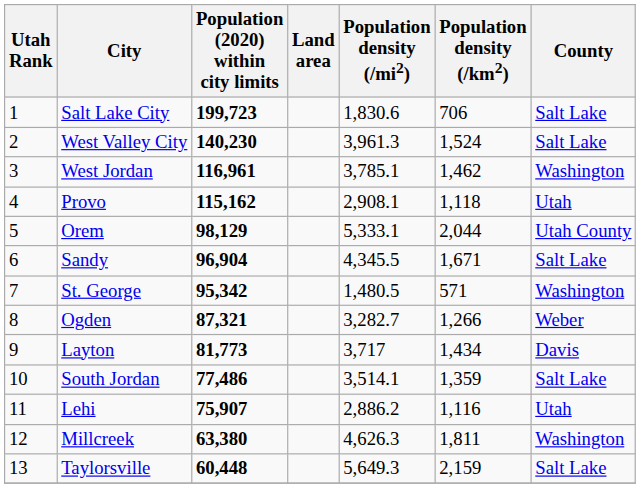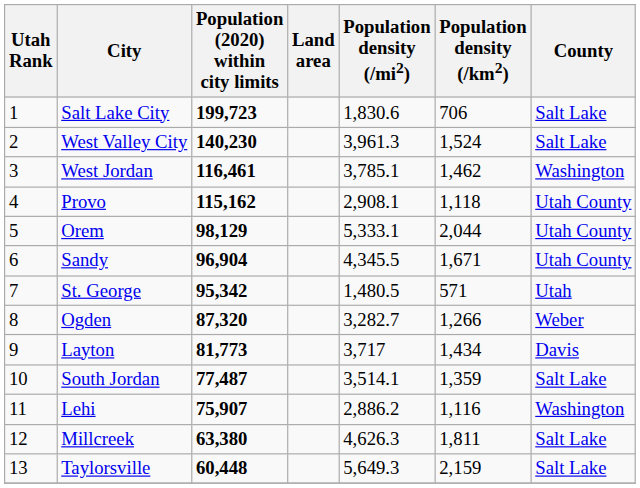(226, 171) 116,961 -> (226, 171) 116,461
(553, 201) Utah -> (583, 201) Utah County
(571, 260) Salt Lake -> (583, 260) Utah County
(580, 290) Washington -> (553, 290) Utah
(222, 320) 87,321 -> (222, 320) 87,320
(222, 379) 77,486 -> (222, 379) 77,487
(553, 409) Utah -> (580, 409) Washington
(580, 438) Washington -> (571, 438) Salt Lake
